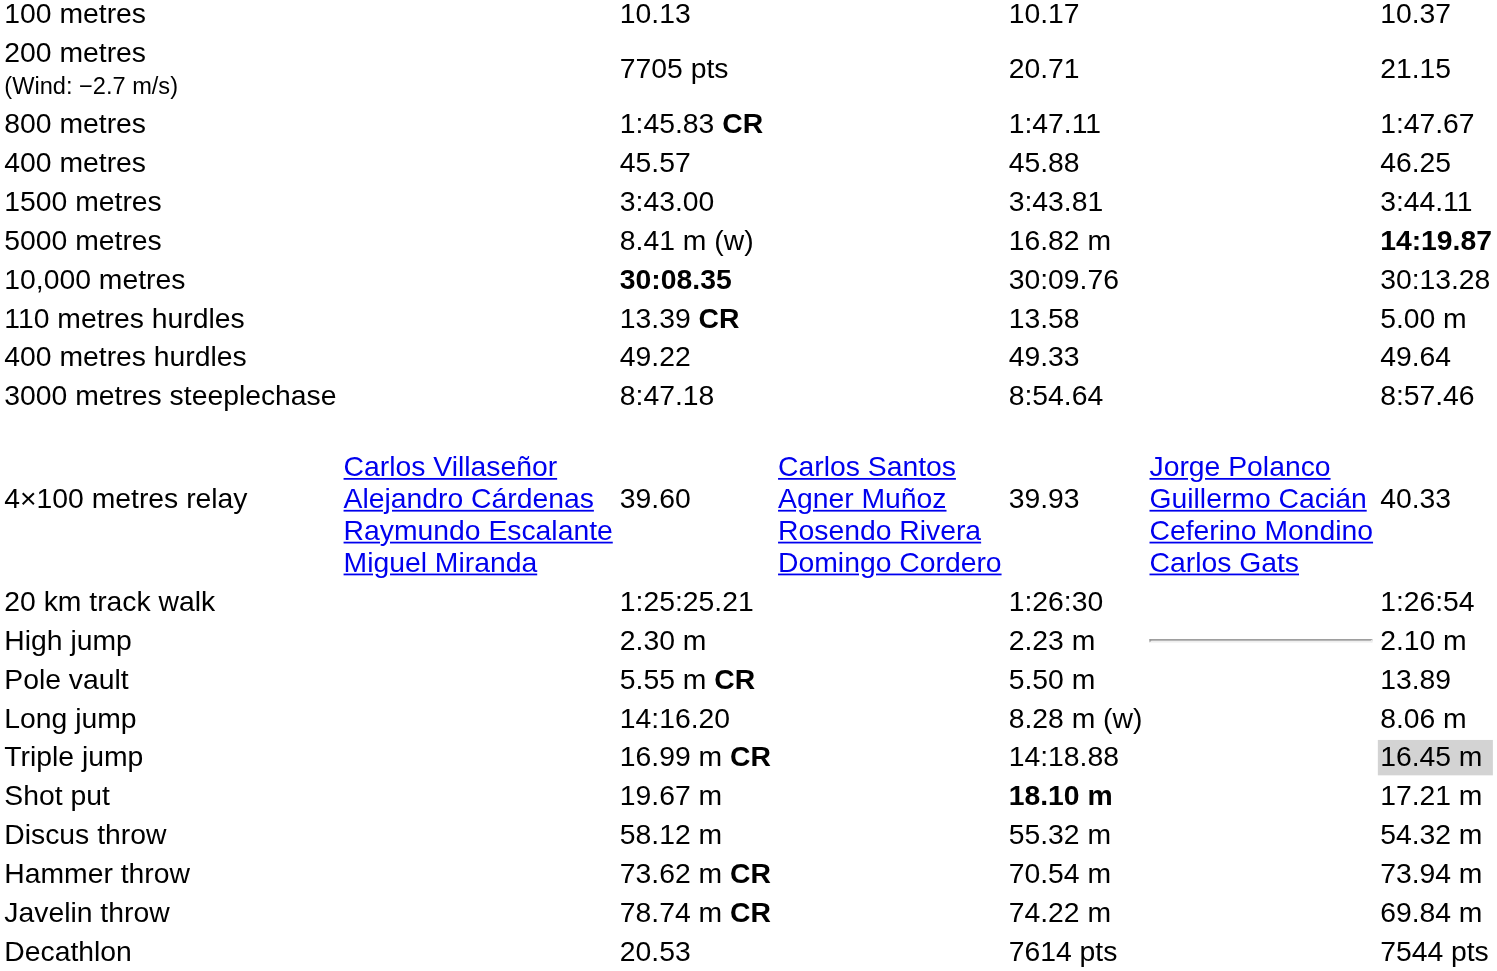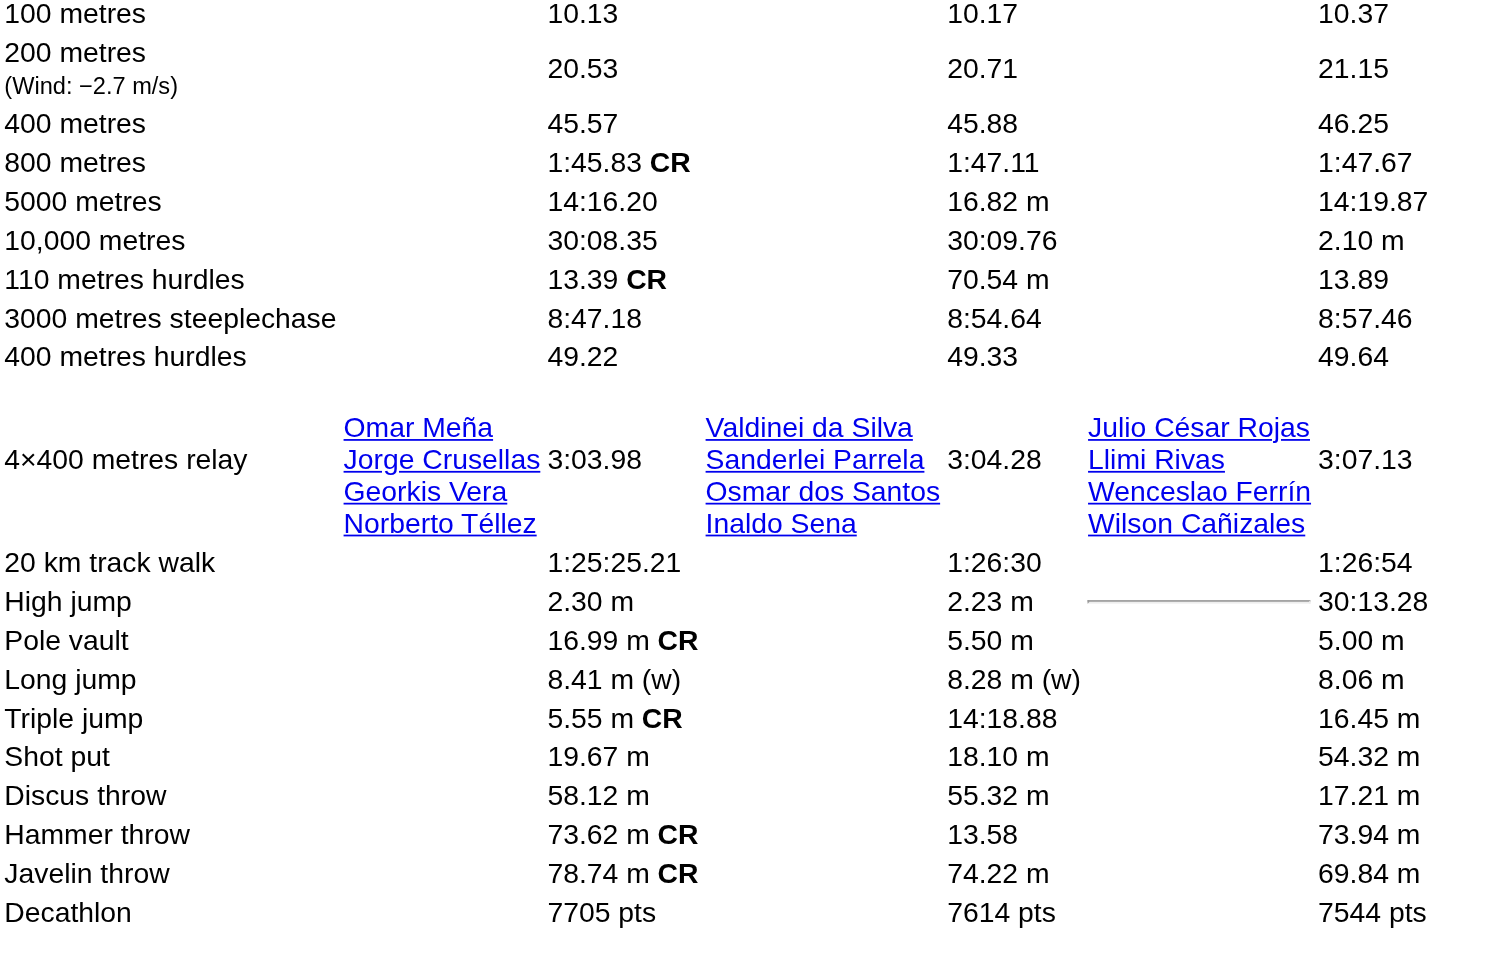(674, 68) 7705 pts -> (583, 68) 20.53
rows swapped: (75, 162) <-> (75, 123)
- row: (83, 201)
(687, 240) 8.41 m (w) -> (603, 201) 14:16.20
(1436, 240) bold -> (1373, 201) normal
(676, 279) bold -> (603, 240) normal
(1435, 279) 30:13.28 -> (1361, 240) 2.10 m
(1044, 318) 13.58 -> (998, 279) 70.54 m
(1423, 318) 5.00 m -> (1354, 279) 13.89
rows swapped: (126, 357) <-> (170, 396)
- row: (126, 498)
+ row: (126, 459)
(1423, 640) 2.10 m -> (1373, 601) 30:13.28
(688, 679) 5.55 m CR -> (623, 640) 16.99 m CR
(1416, 679) 13.89 -> (1361, 640) 5.00 m
(675, 718) 14:16.20 -> (614, 679) 8.41 m (w)
(695, 757) 16.99 m CR -> (615, 718) 5.55 m CR
(1431, 757) lightgrey background -> (1369, 718) no background
(1061, 796) bold -> (998, 757) normal
(1431, 796) 17.21 m -> (1369, 757) 54.32 m
(1431, 835) 54.32 m -> (1369, 796) 17.21 m
(1060, 874) 70.54 m -> (983, 835) 13.58
(655, 951) 20.53 -> (602, 913) 7705 pts
